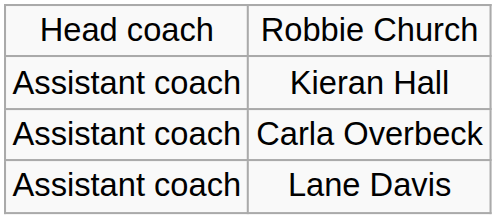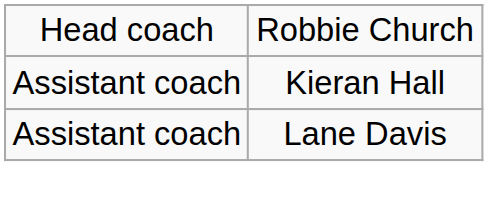- row: (370, 133)
